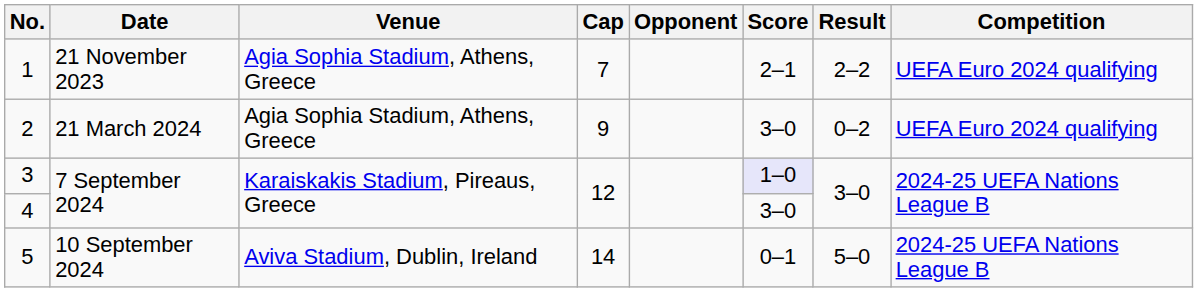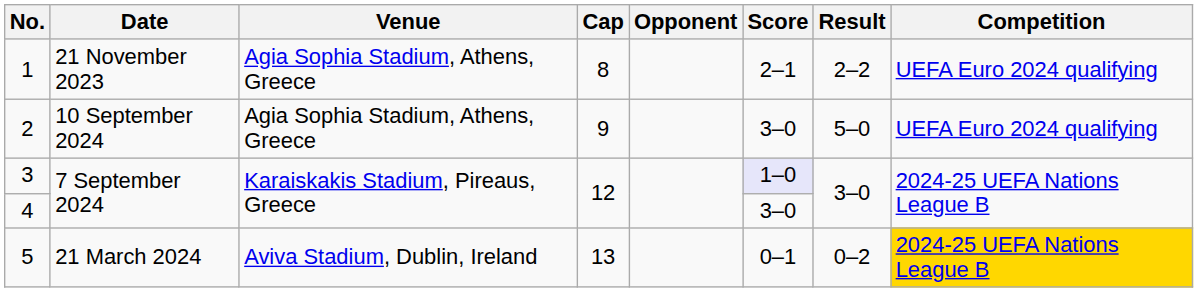(603, 68) 7 -> (603, 68) 8
(128, 128) 21 March 2024 -> (124, 128) 10 September 2024
(852, 128) 0–2 -> (852, 128) 5–0
(124, 257) 10 September 2024 -> (128, 257) 21 March 2024
(603, 257) 14 -> (603, 257) 13
(852, 257) 5–0 -> (852, 257) 0–2
(1007, 257) no background -> (1007, 257) gold background
